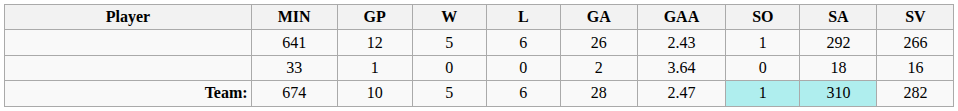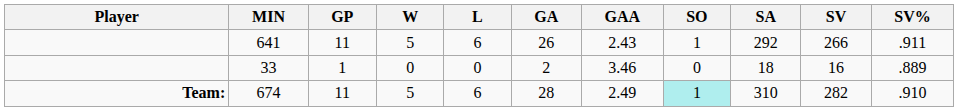+ column: (912, 17)
(375, 42) 12 -> (342, 42) 11
(681, 67) 3.64 -> (622, 67) 3.46
(375, 93) 10 -> (342, 93) 11
(681, 93) 2.47 -> (622, 93) 2.49
(838, 93) paleturquoise background -> (766, 93) no background
